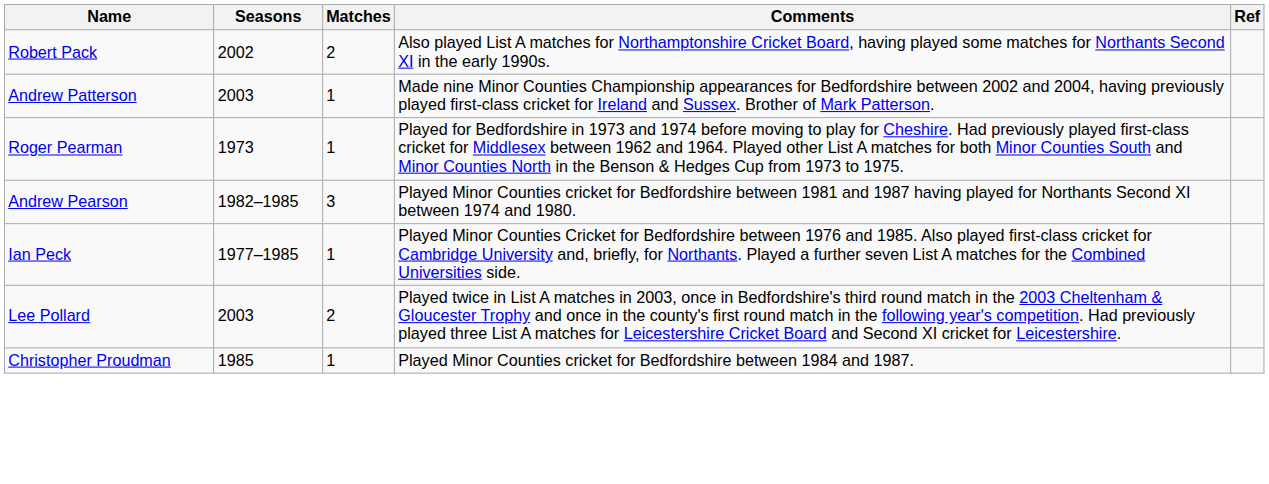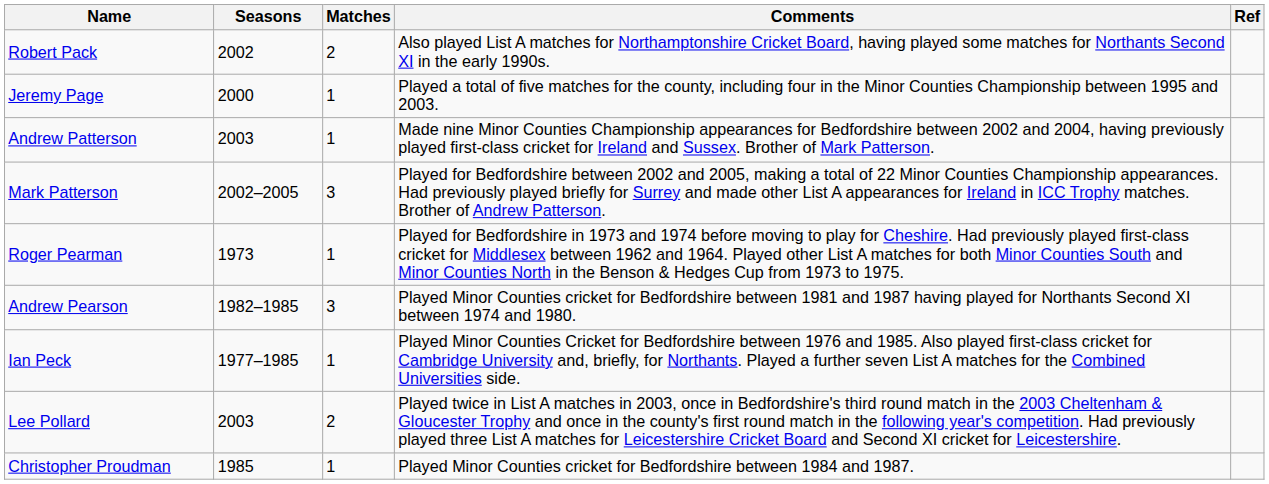+ row: (56, 95)
+ row: (63, 192)
